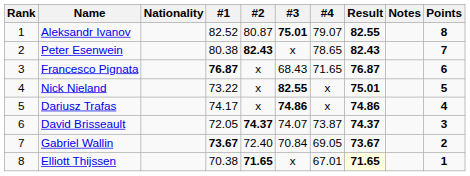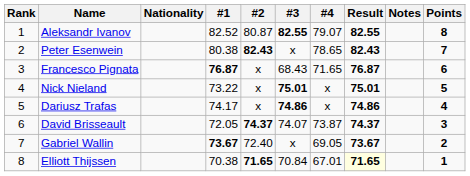(293, 32) 75.01 -> (293, 32) 82.55
(293, 87) 82.55 -> (293, 87) 75.01
(293, 143) 70.84 -> (293, 143) x
(293, 161) x -> (293, 161) 70.84
